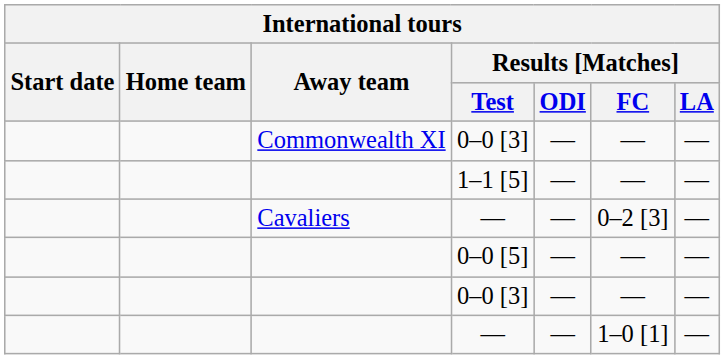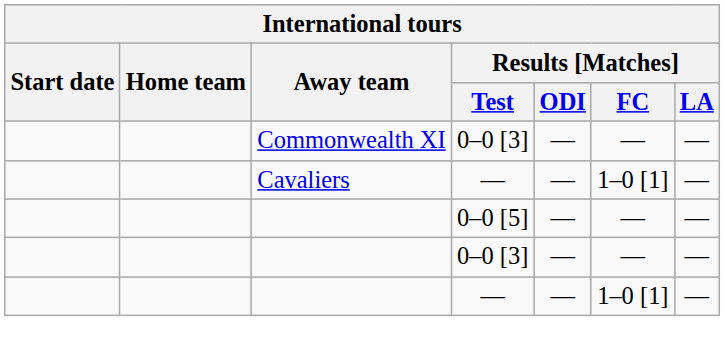- row: (351, 179)
(633, 218) 0–2 [3] -> (633, 179) 1–0 [1]
